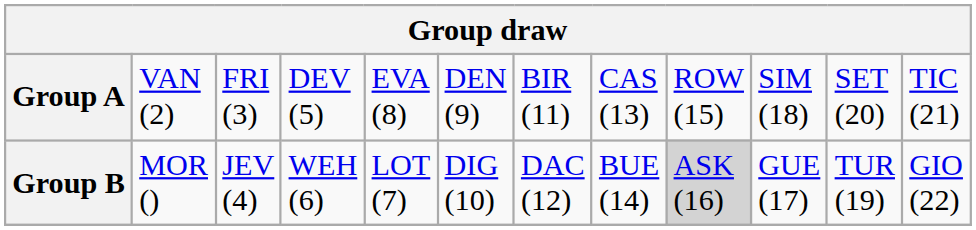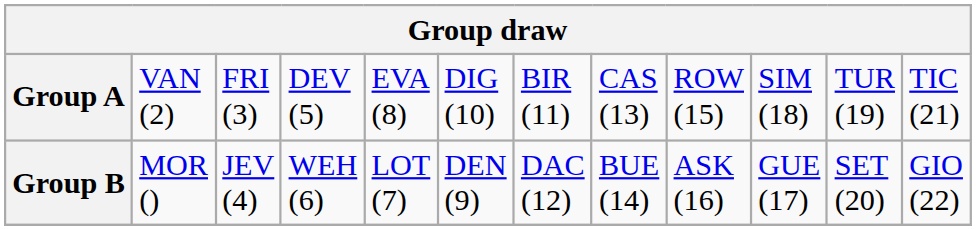(476, 96) DEN (9) -> (471, 96) DIG (10)
(861, 96) SET (20) -> (865, 96) TUR (19)
(471, 181) DIG (10) -> (476, 181) DEN (9)
(704, 181) lightgrey background -> (704, 181) no background
(865, 181) TUR (19) -> (861, 181) SET (20)
